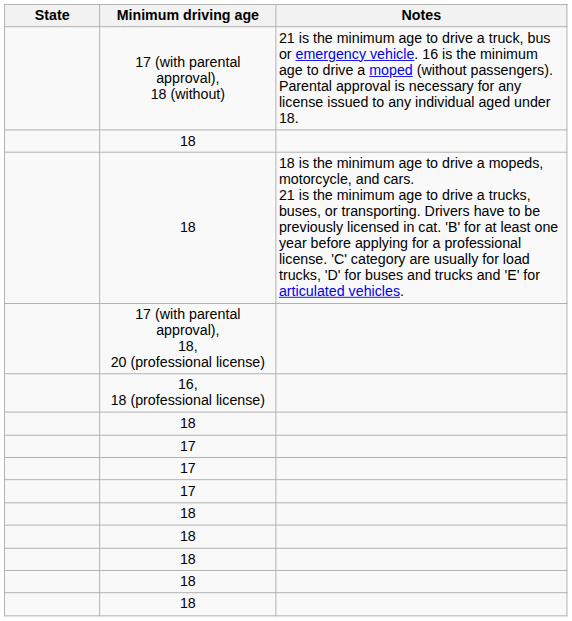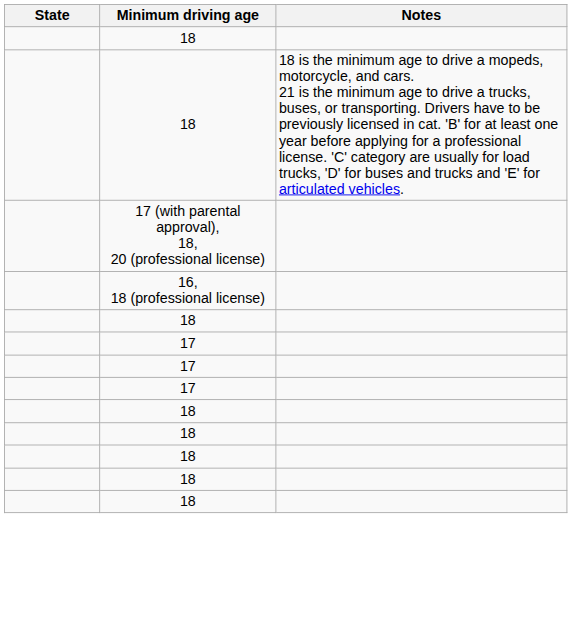- row: (188, 78)
